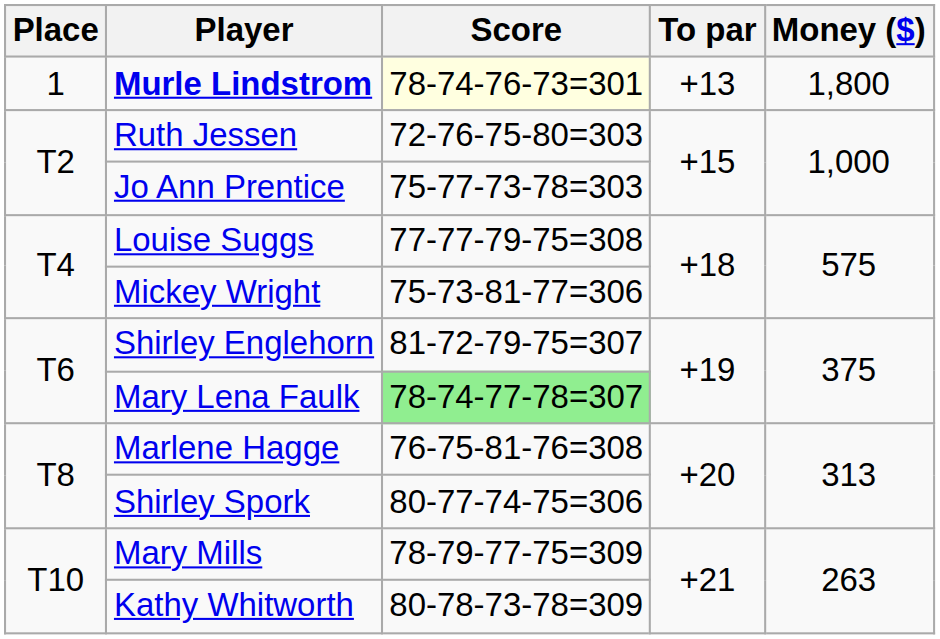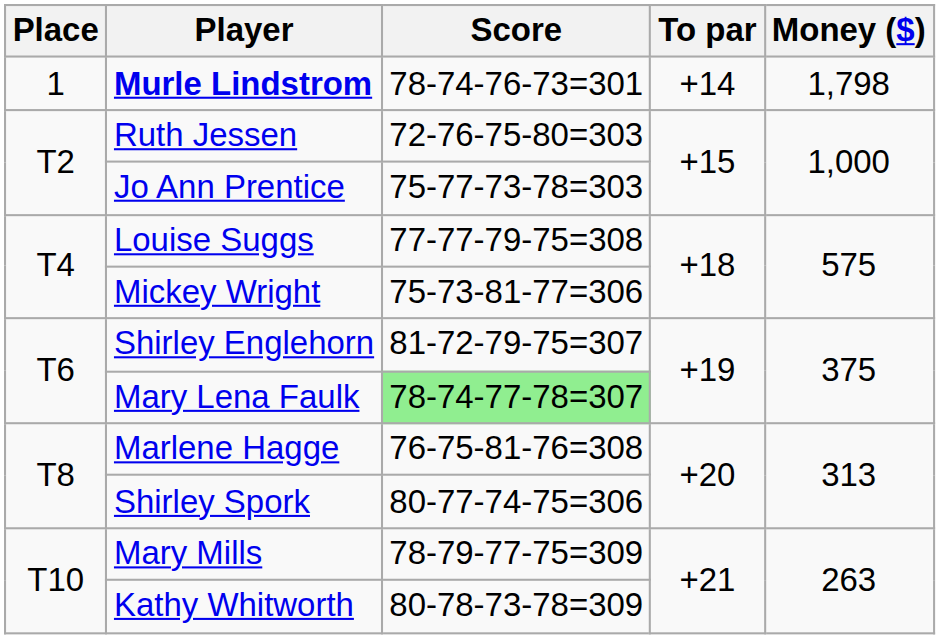(516, 82) lightyellow background -> (516, 82) no background
(707, 82) +13 -> (707, 82) +14
(849, 82) 1,800 -> (849, 82) 1,798
